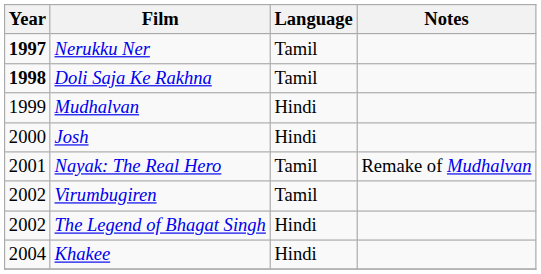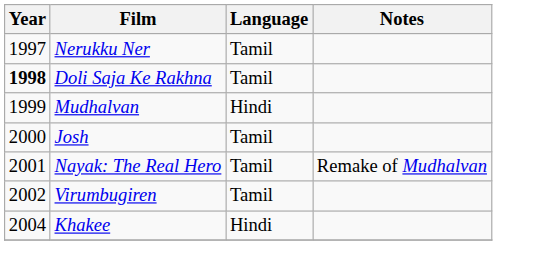(27, 48) bold -> (27, 48) normal
(296, 136) Hindi -> (251, 136) Tamil
- row: (160, 225)
